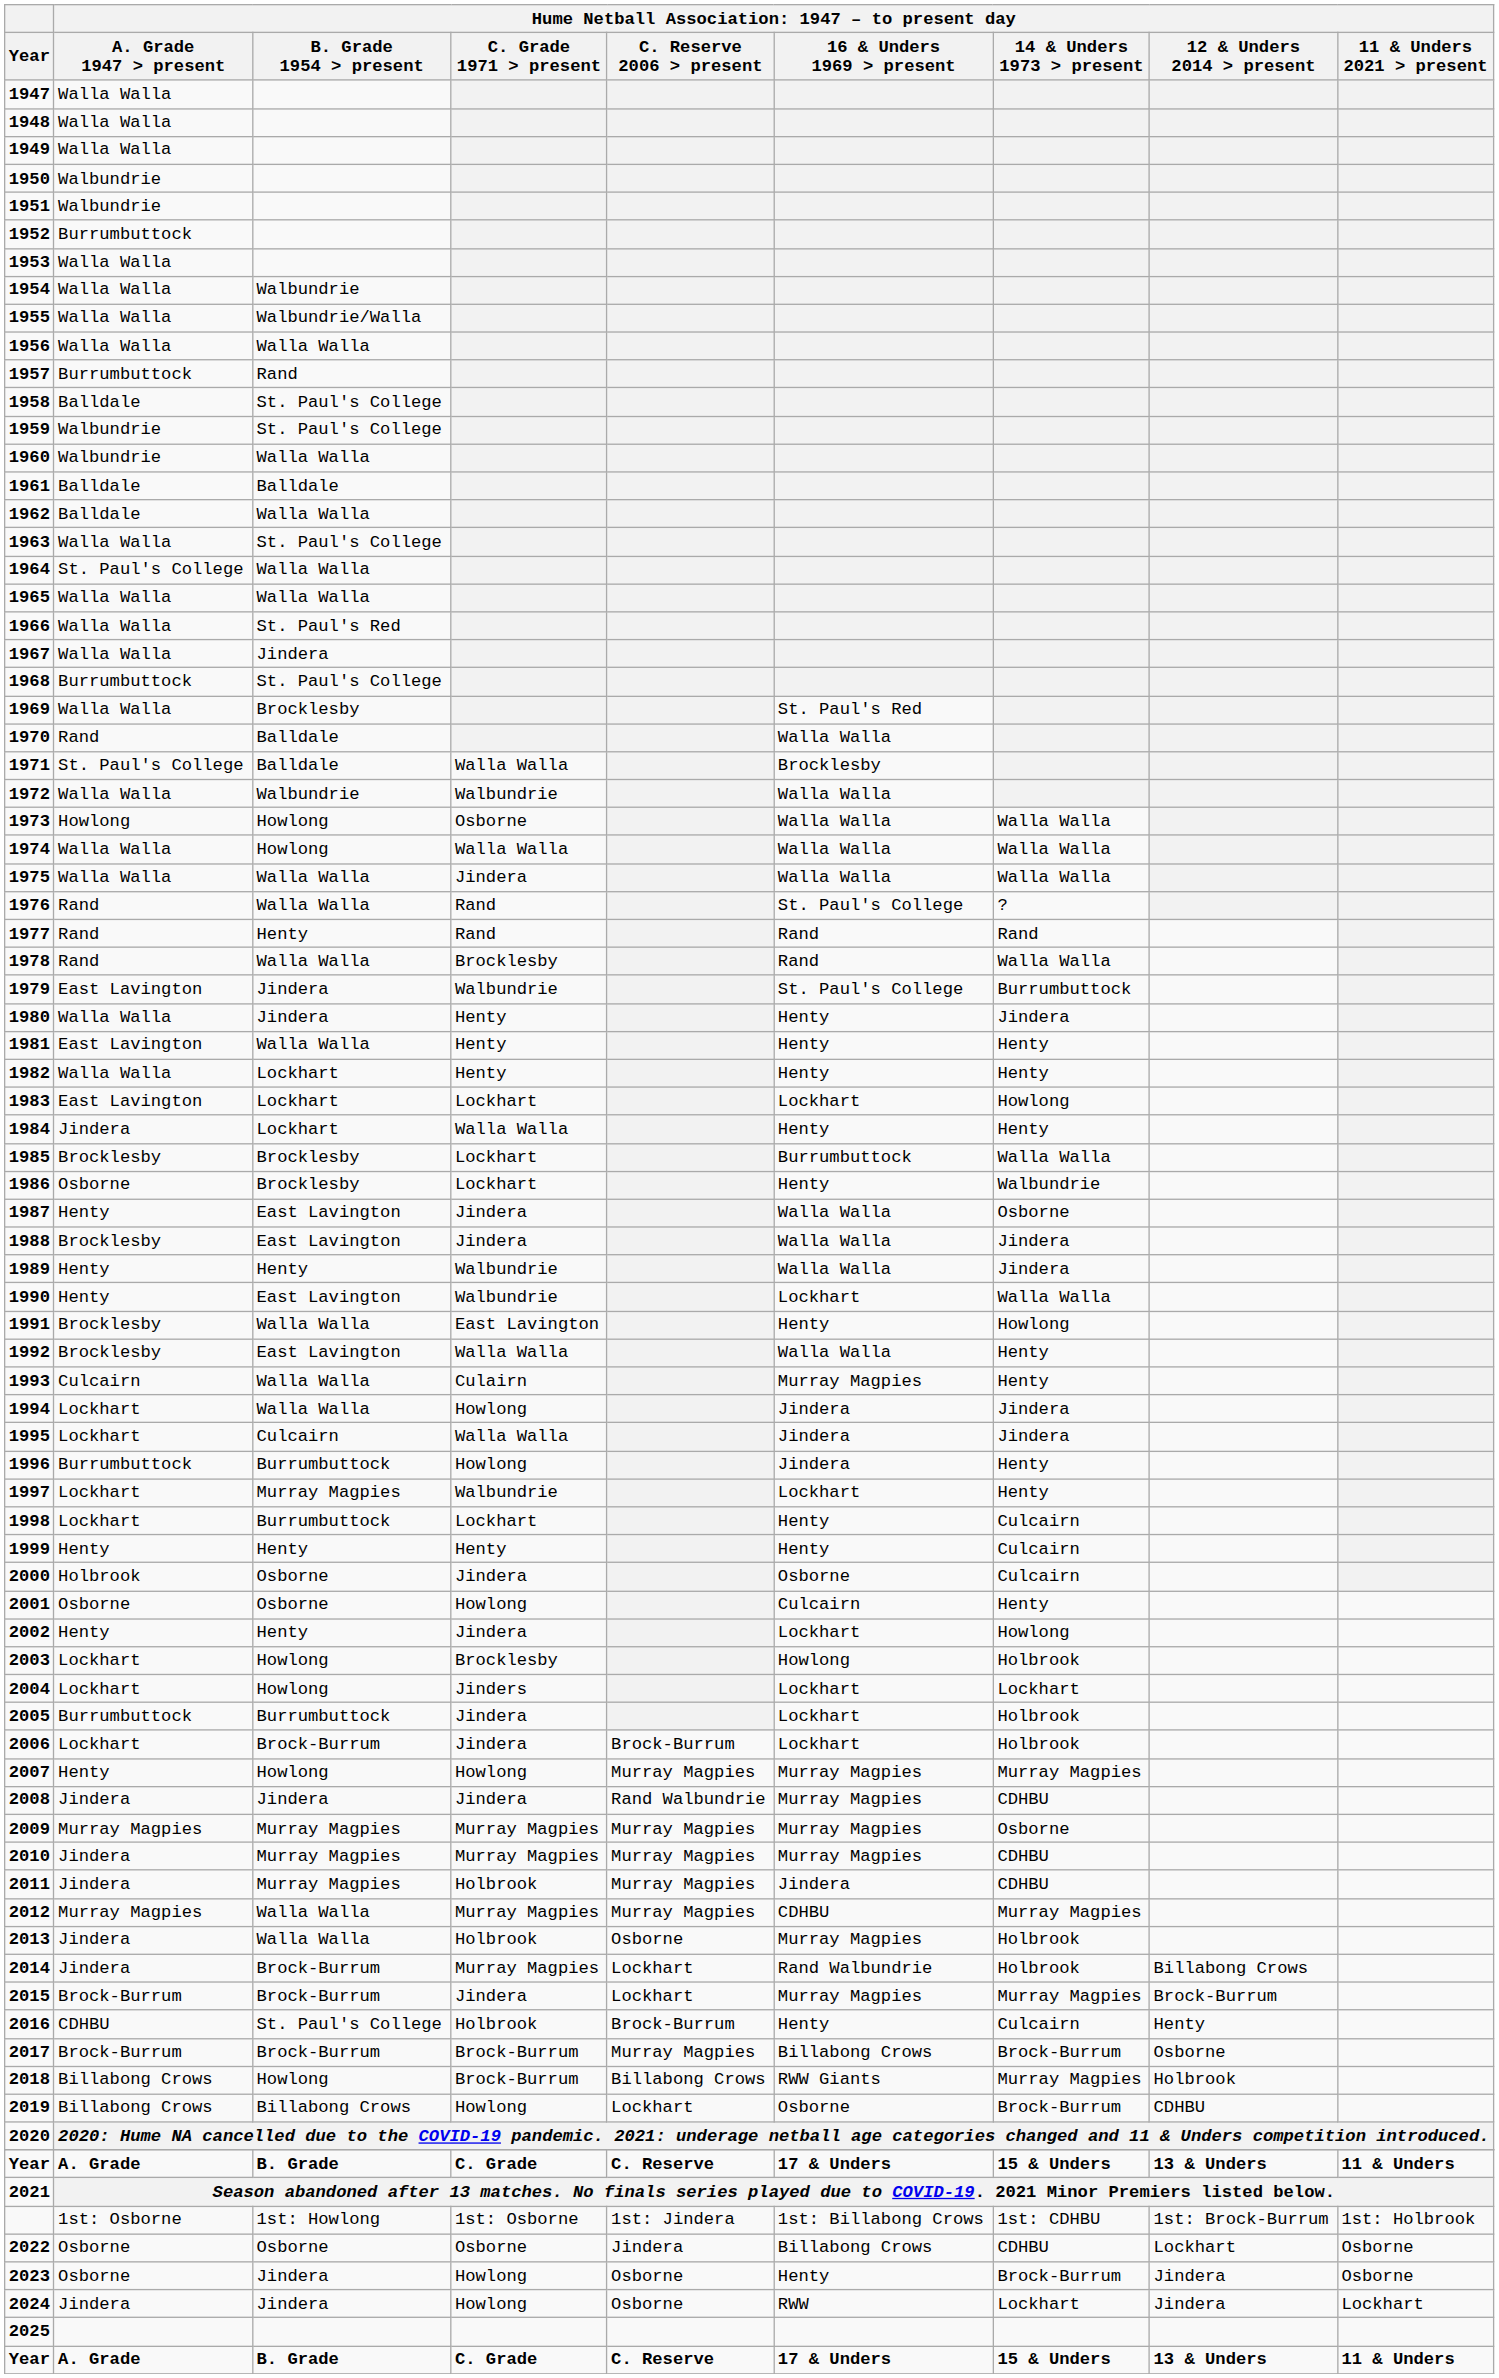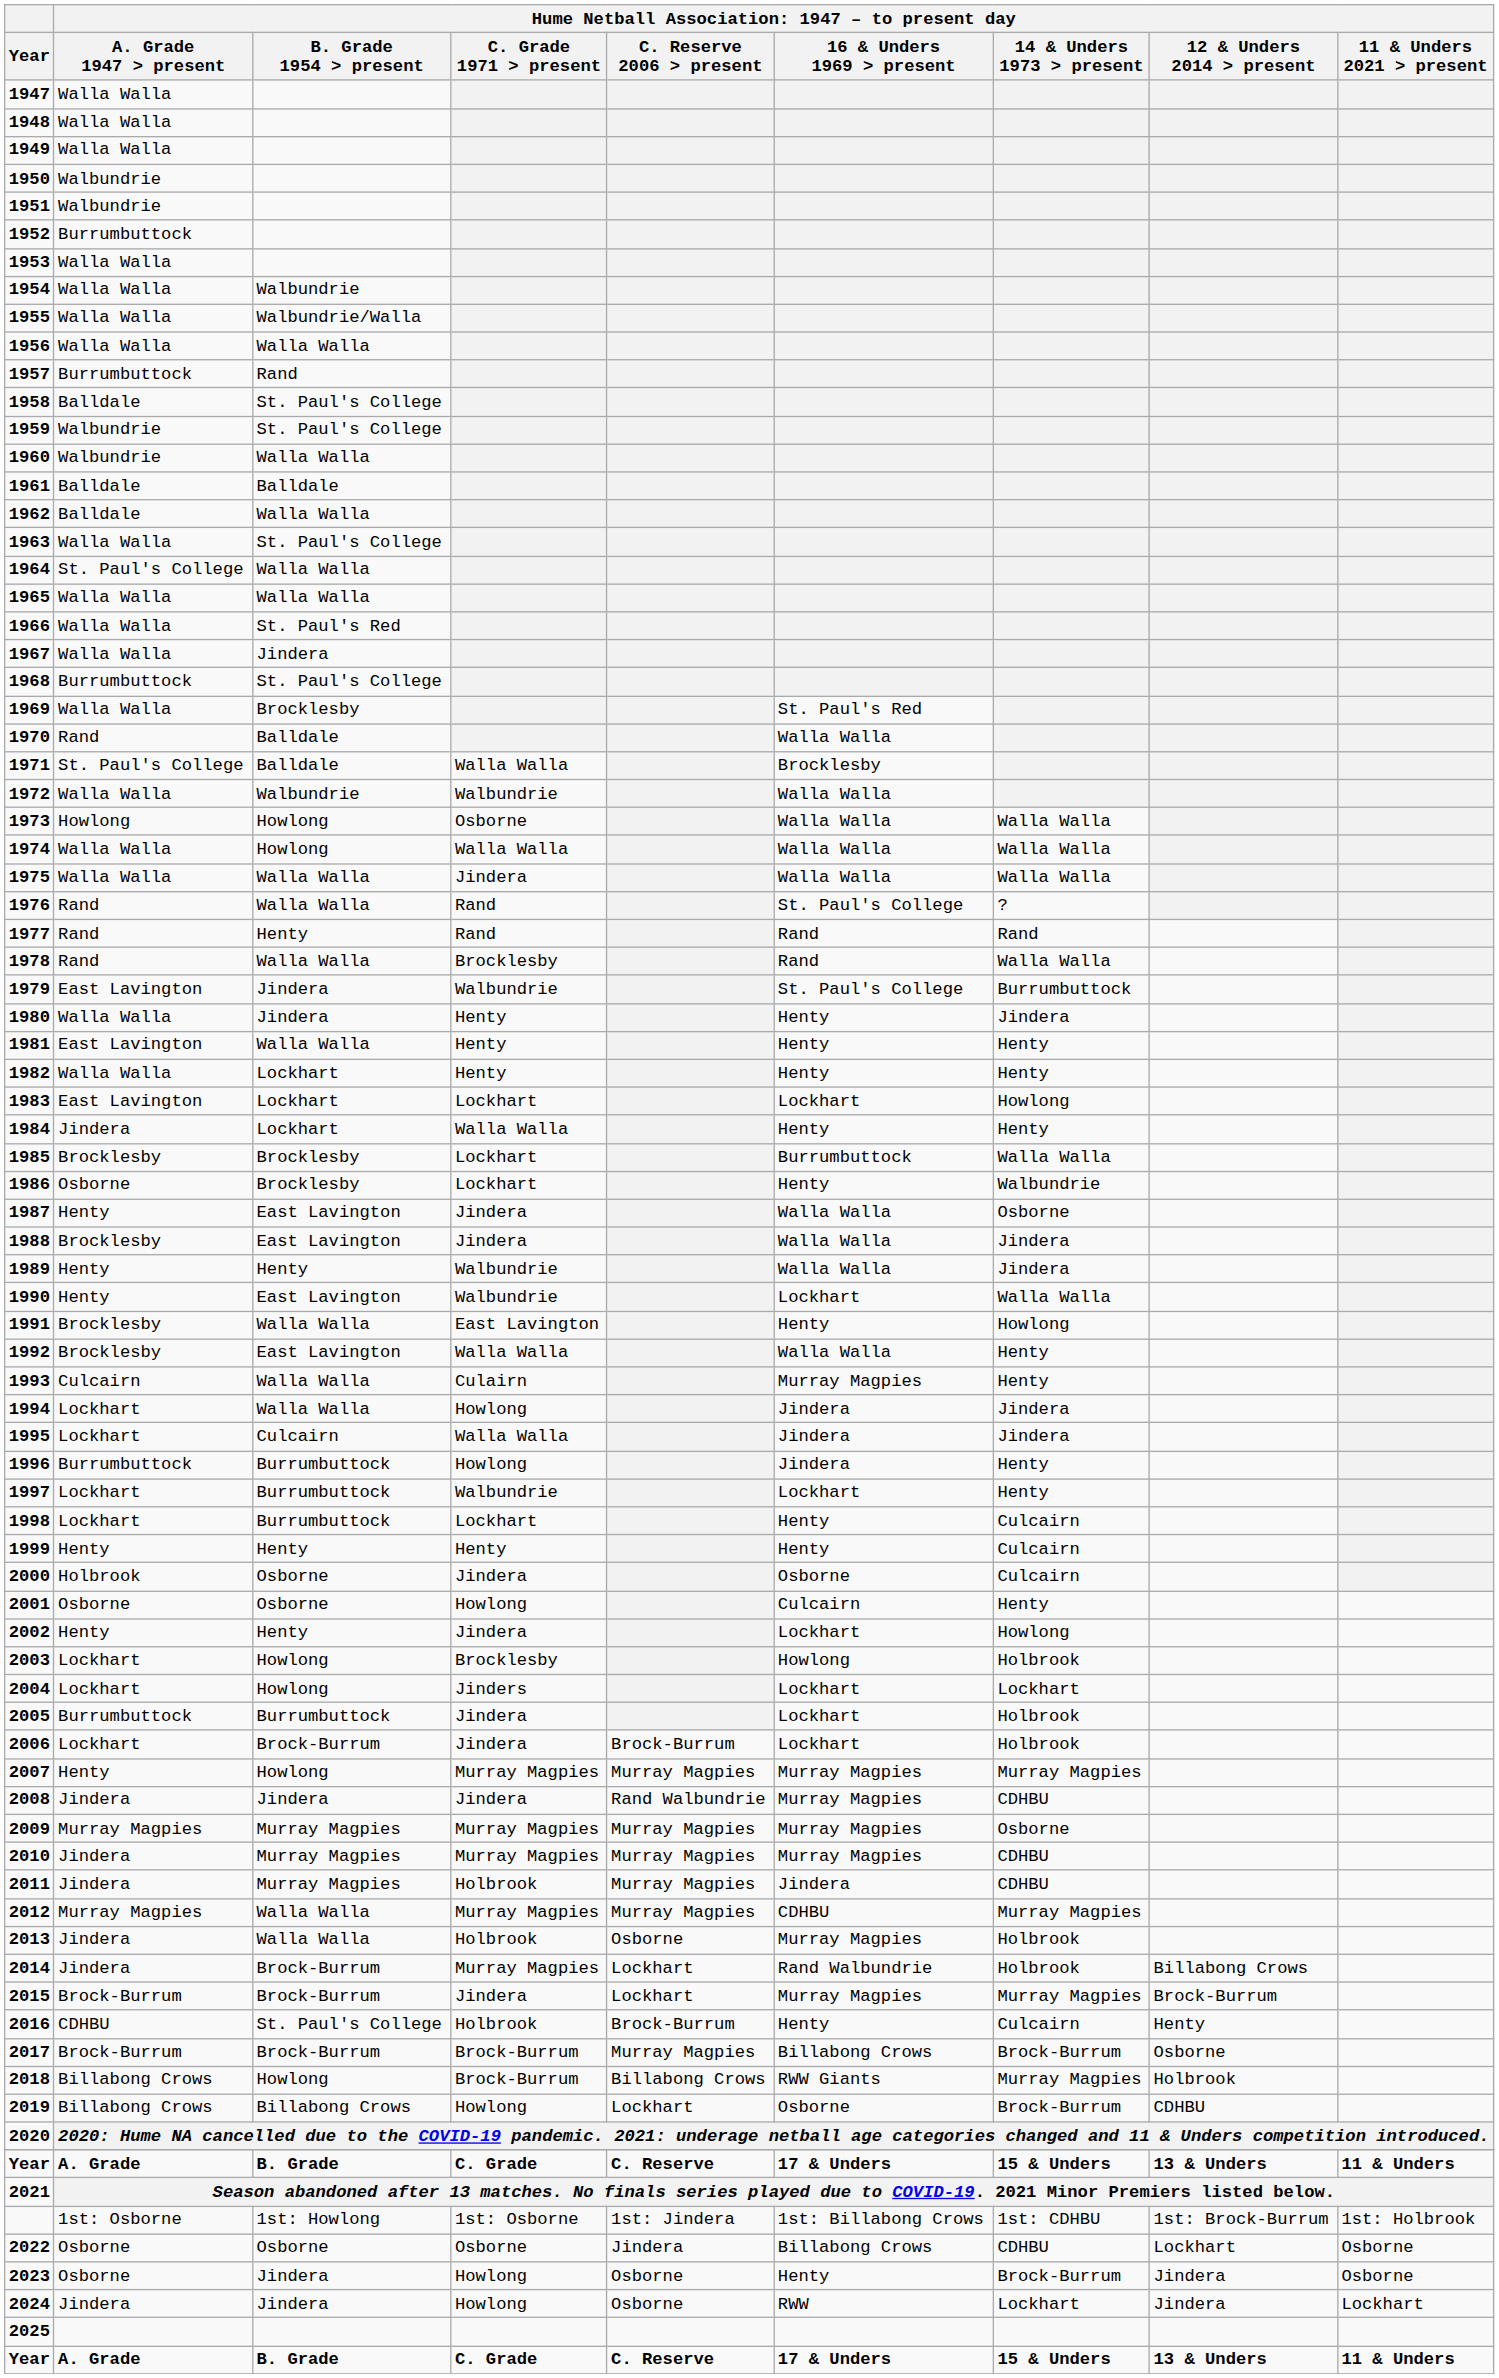(329, 1493) Murray Magpies -> (323, 1493) Burrumbuttock
(491, 1772) Howlong -> (527, 1772) Murray Magpies
